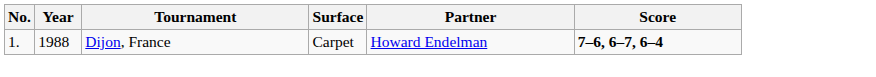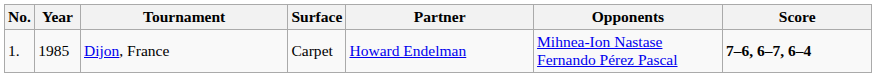+ column: (628, 16)
(54, 41) 1988 -> (54, 50) 1985
